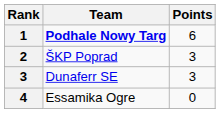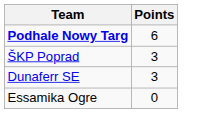- column: (23, 14)
